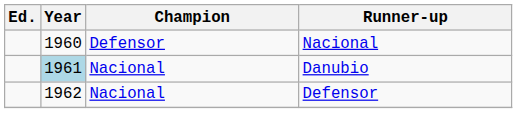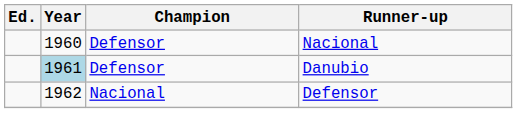(127, 69) Nacional -> (127, 69) Defensor
